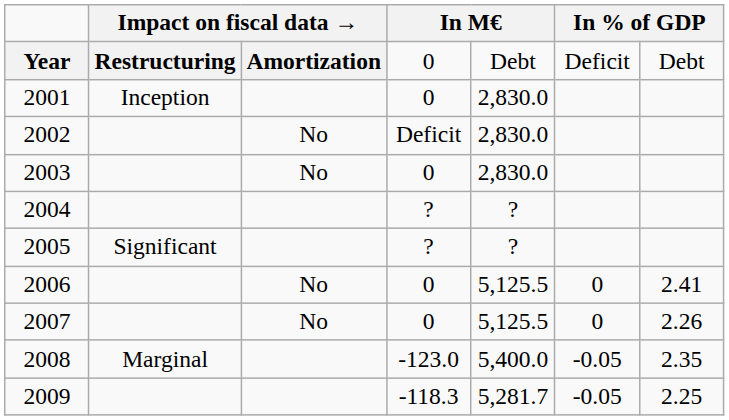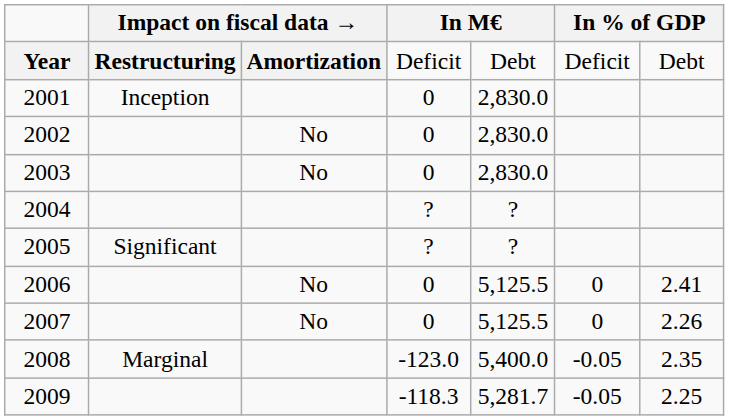(429, 60) 0 -> (429, 60) Deficit
(429, 135) Deficit -> (429, 135) 0
